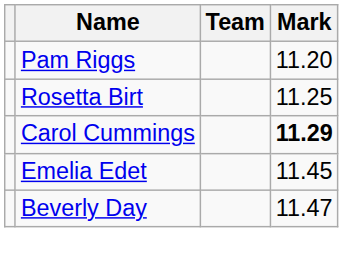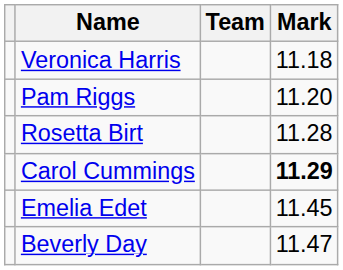+ row: (101, 60)
(304, 97) 11.25 -> (304, 134) 11.28
